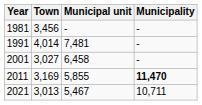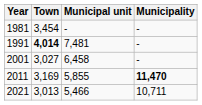(46, 28) 3,456 -> (46, 28) 3,454
(46, 44) normal -> (46, 44) bold
(77, 92) 5,467 -> (77, 92) 5,466
